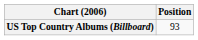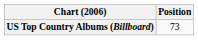(175, 27) 93 -> (175, 27) 73
